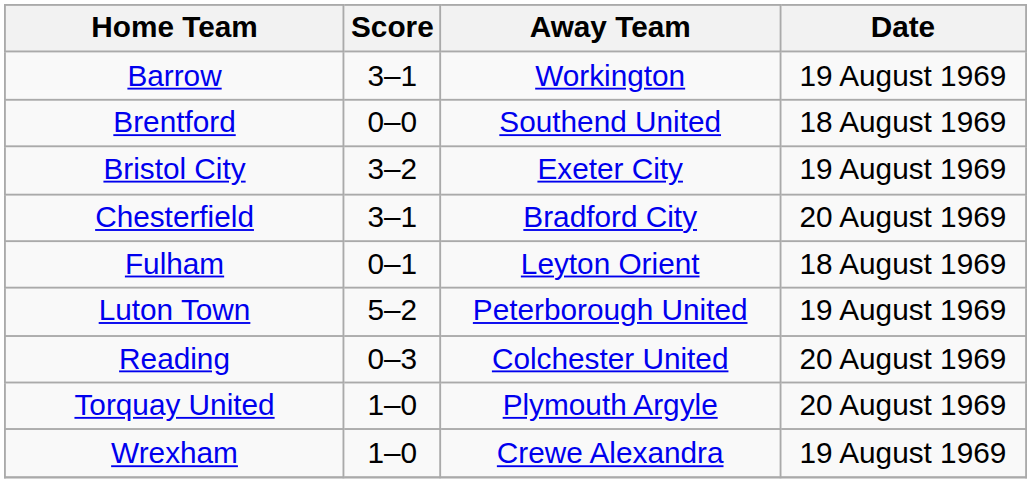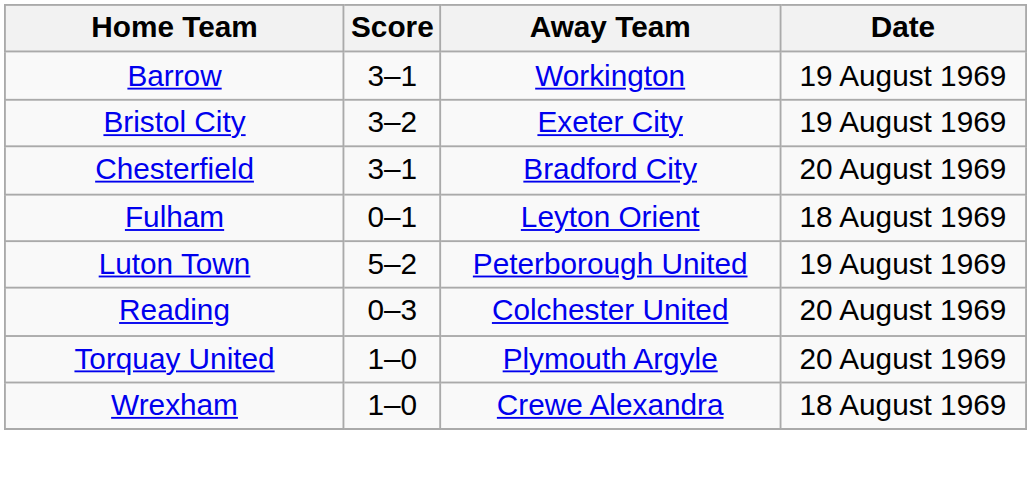- row: (175, 122)
(903, 452) 19 August 1969 -> (903, 405) 18 August 1969
